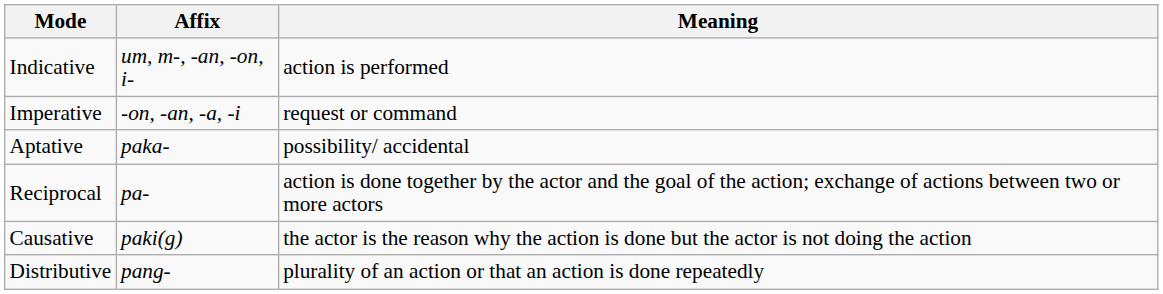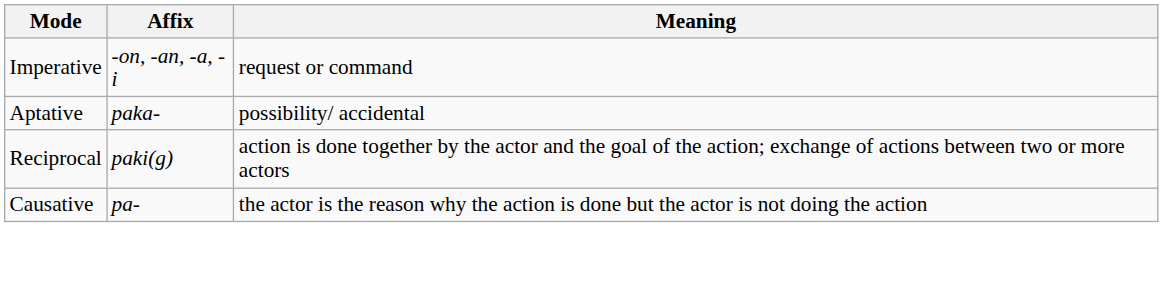- row: (52, 67)
(135, 192) pa- -> (142, 158) paki(g)
(152, 237) paki(g) -> (126, 204) pa-
- row: (60, 271)
